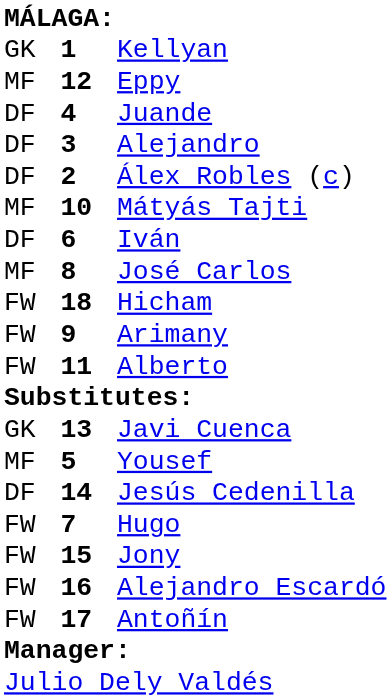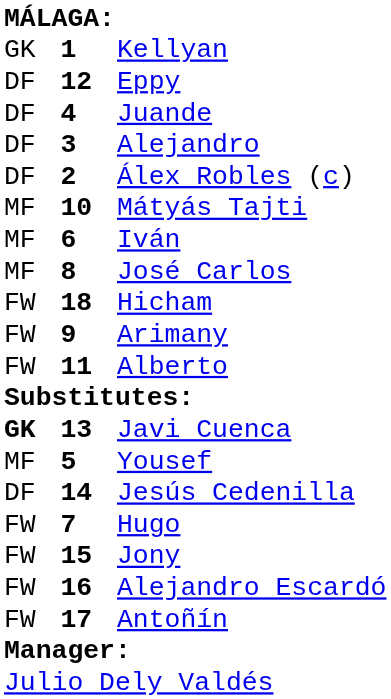(20, 82) MF -> (20, 82) DF
(20, 240) DF -> (20, 240) MF
(20, 430) normal -> (20, 430) bold
